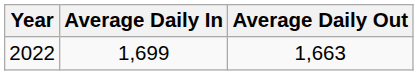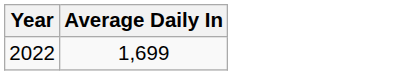- column: (320, 20)
